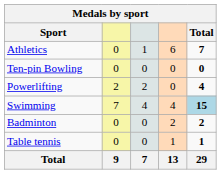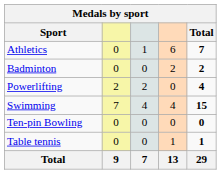rows swapped: (32, 123) <-> (45, 68)
(202, 105) lightblue background -> (202, 105) no background
